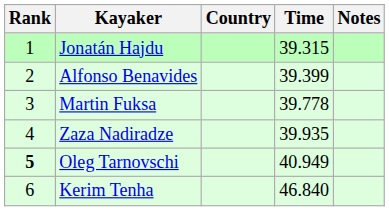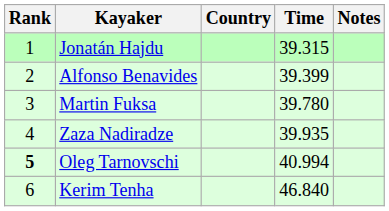(304, 104) 39.778 -> (304, 104) 39.780
(304, 162) 40.949 -> (304, 162) 40.994
